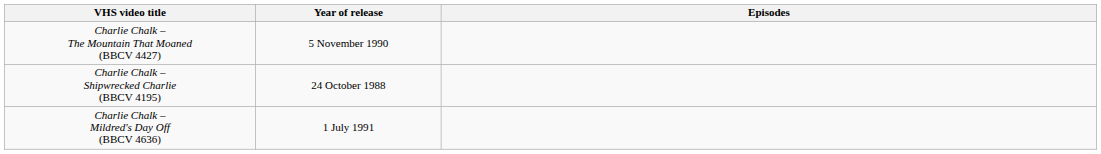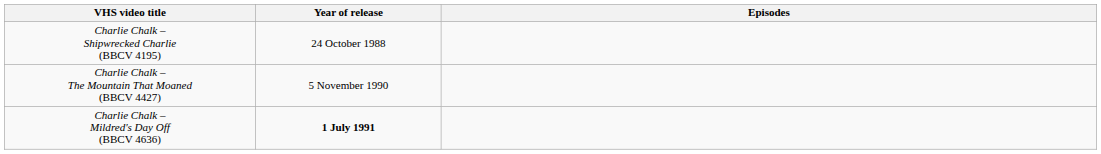rows swapped: (130, 85) <-> (130, 43)
(348, 127) normal -> (348, 127) bold
